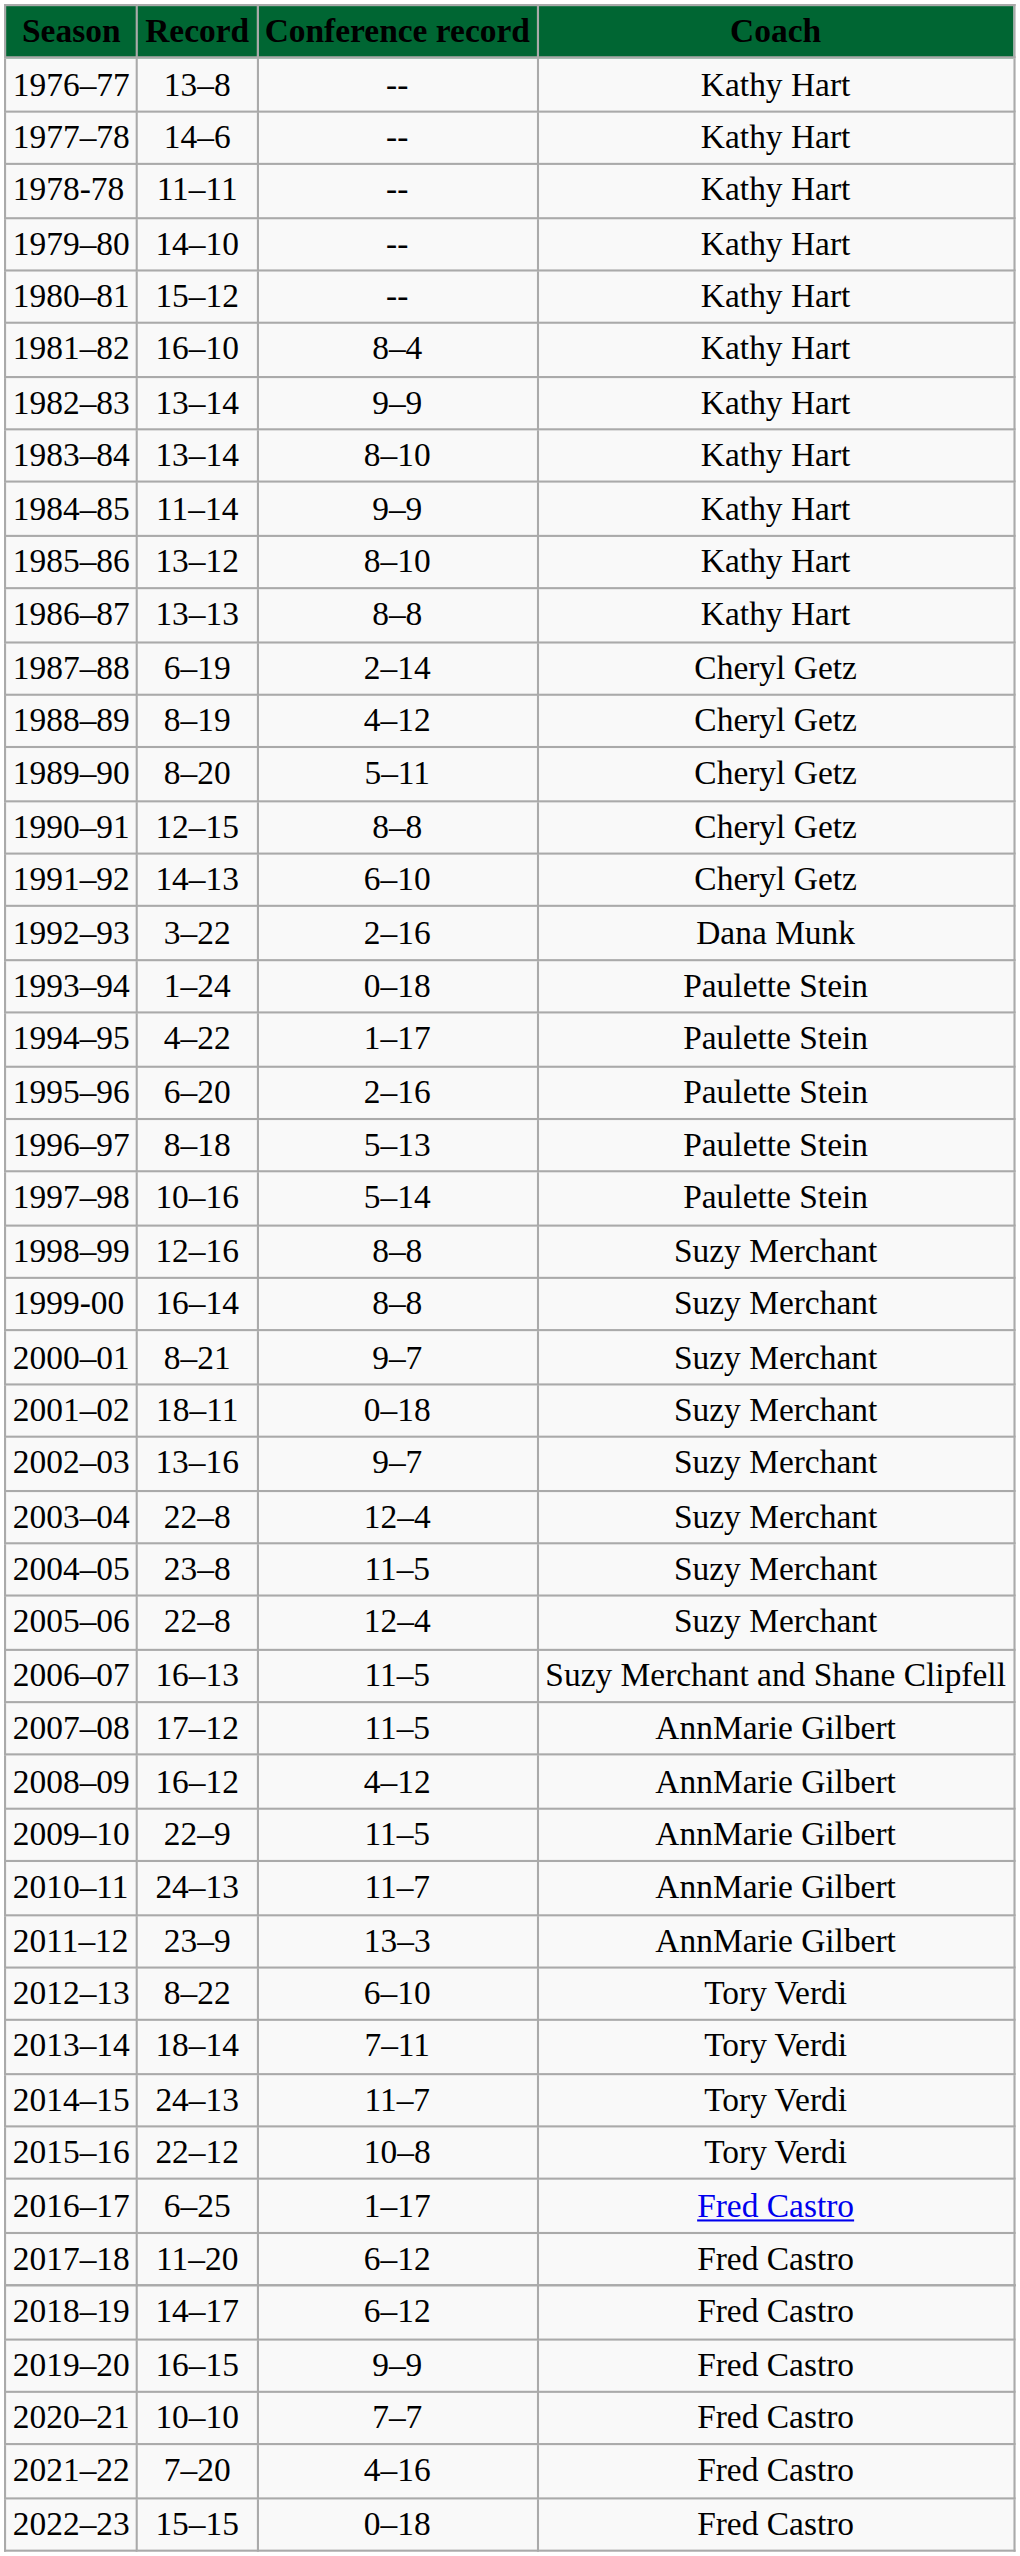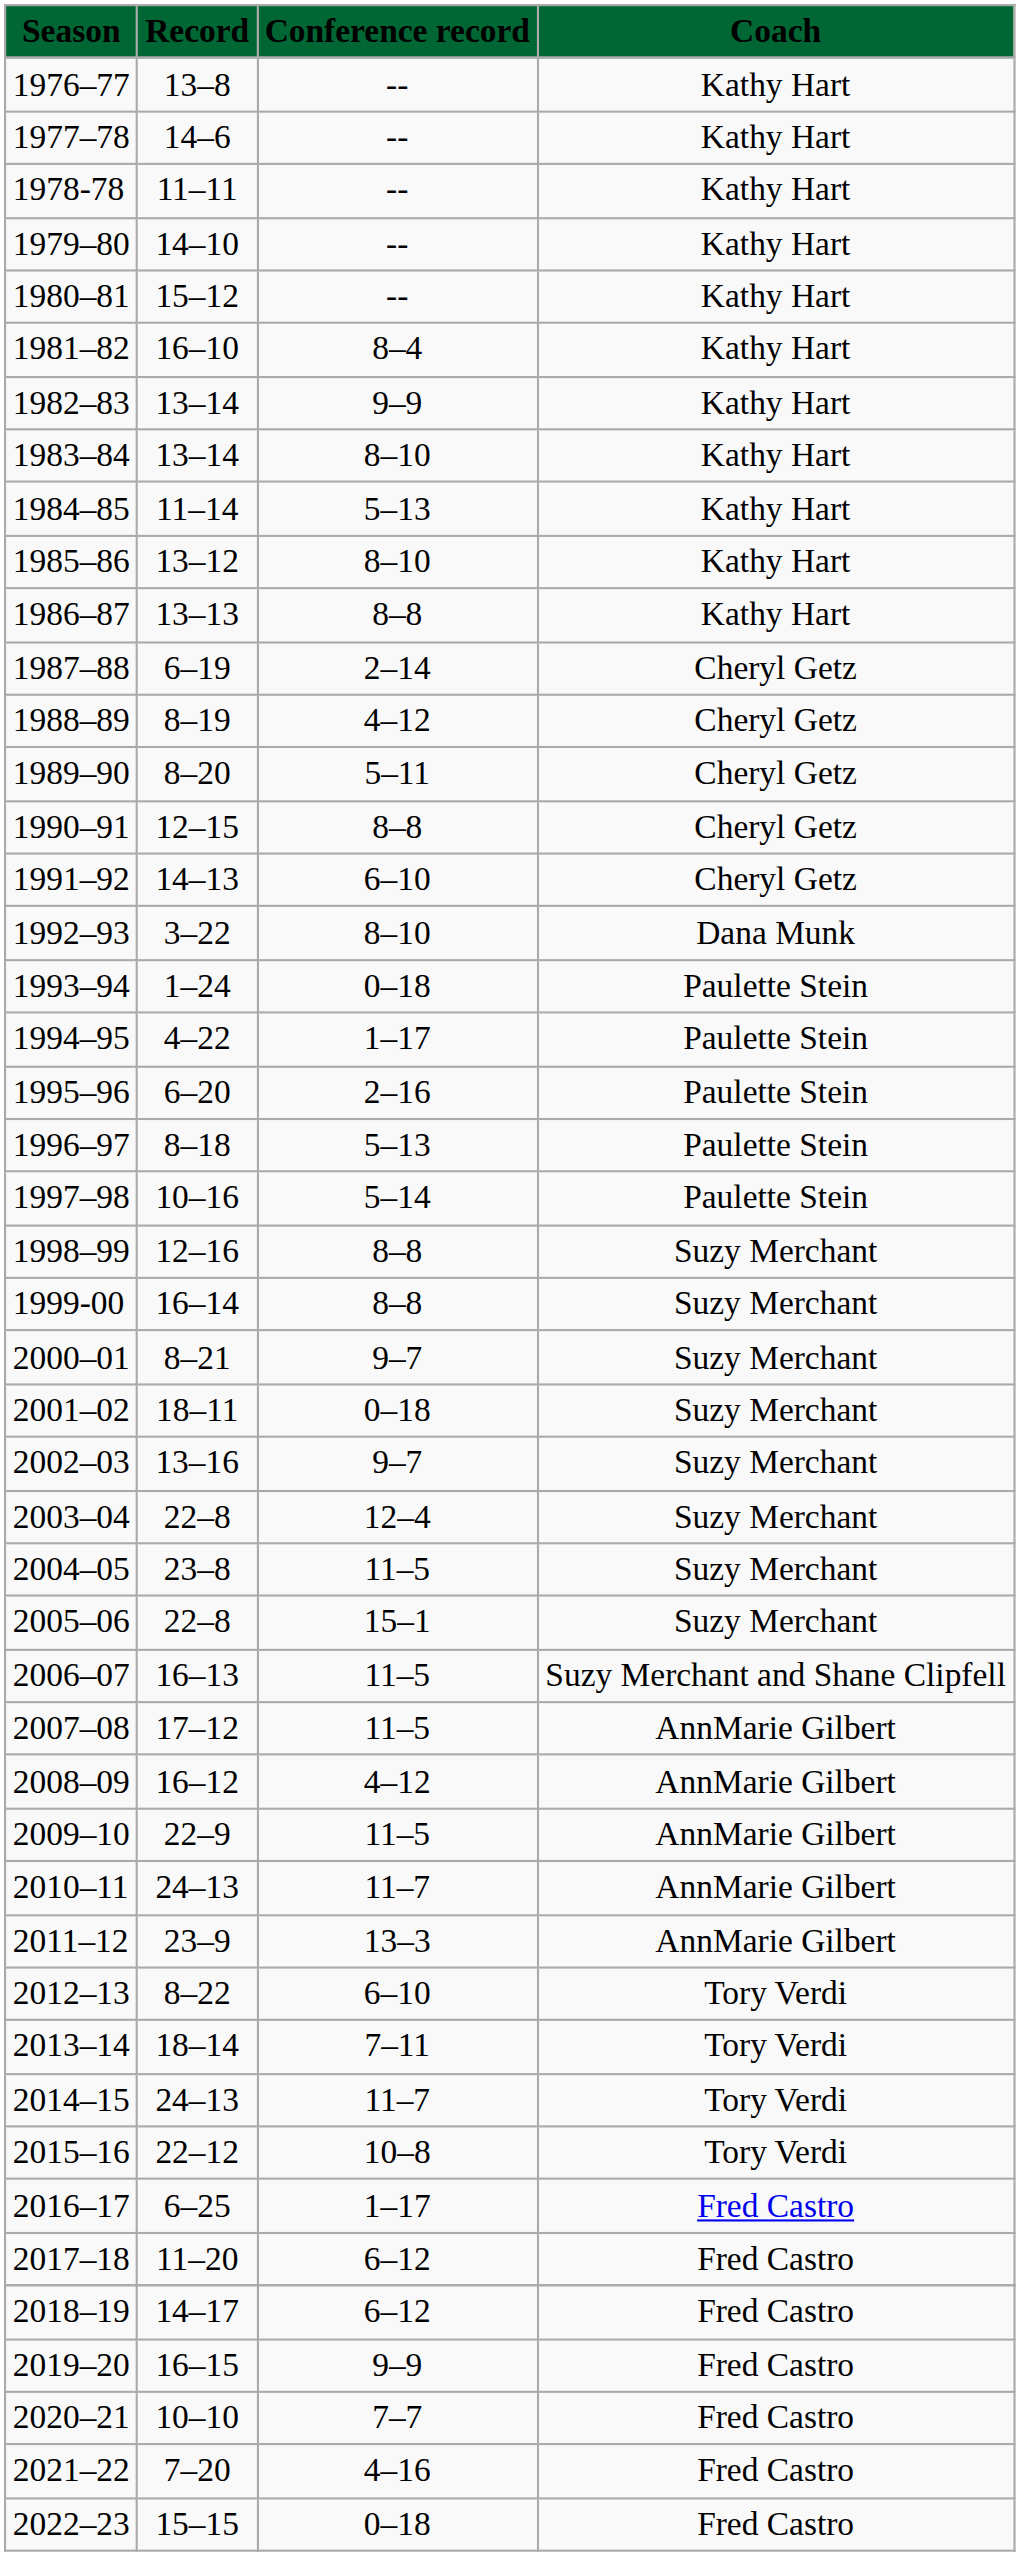(397, 508) 9–9 -> (397, 508) 5–13
(397, 932) 2–16 -> (397, 932) 8–10
(397, 1622) 12–4 -> (397, 1622) 15–1
